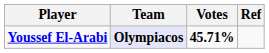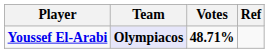(212, 37) 45.71% -> (212, 37) 48.71%
